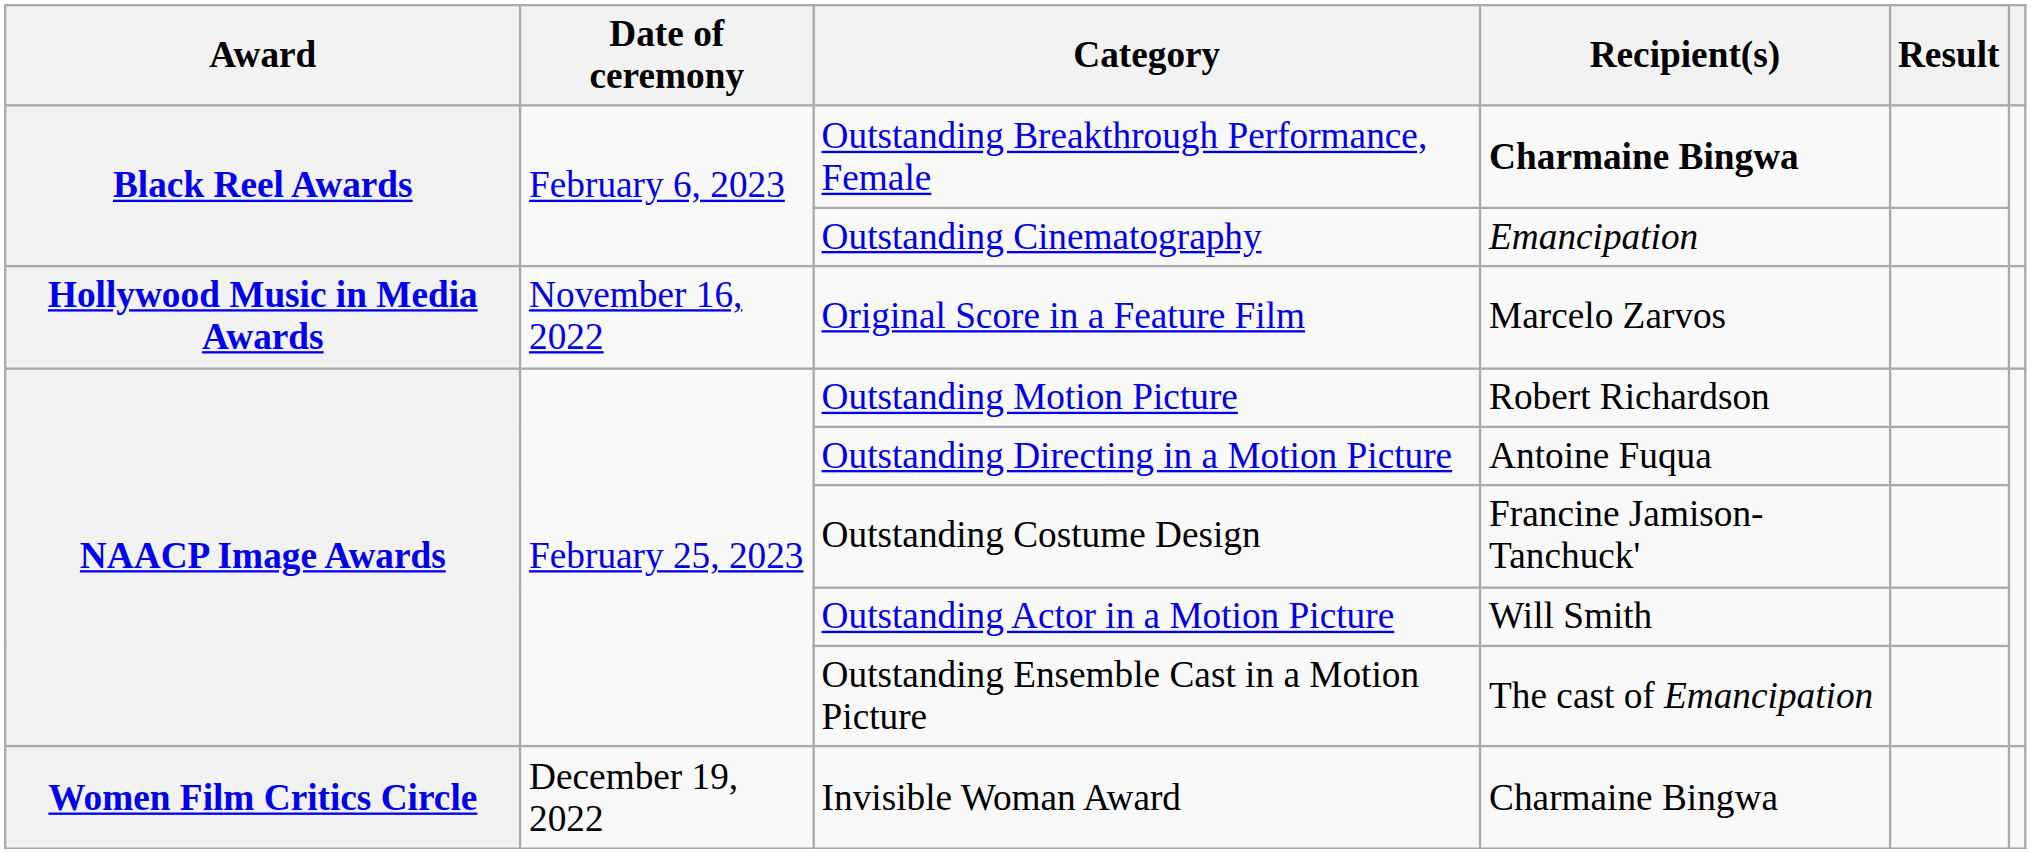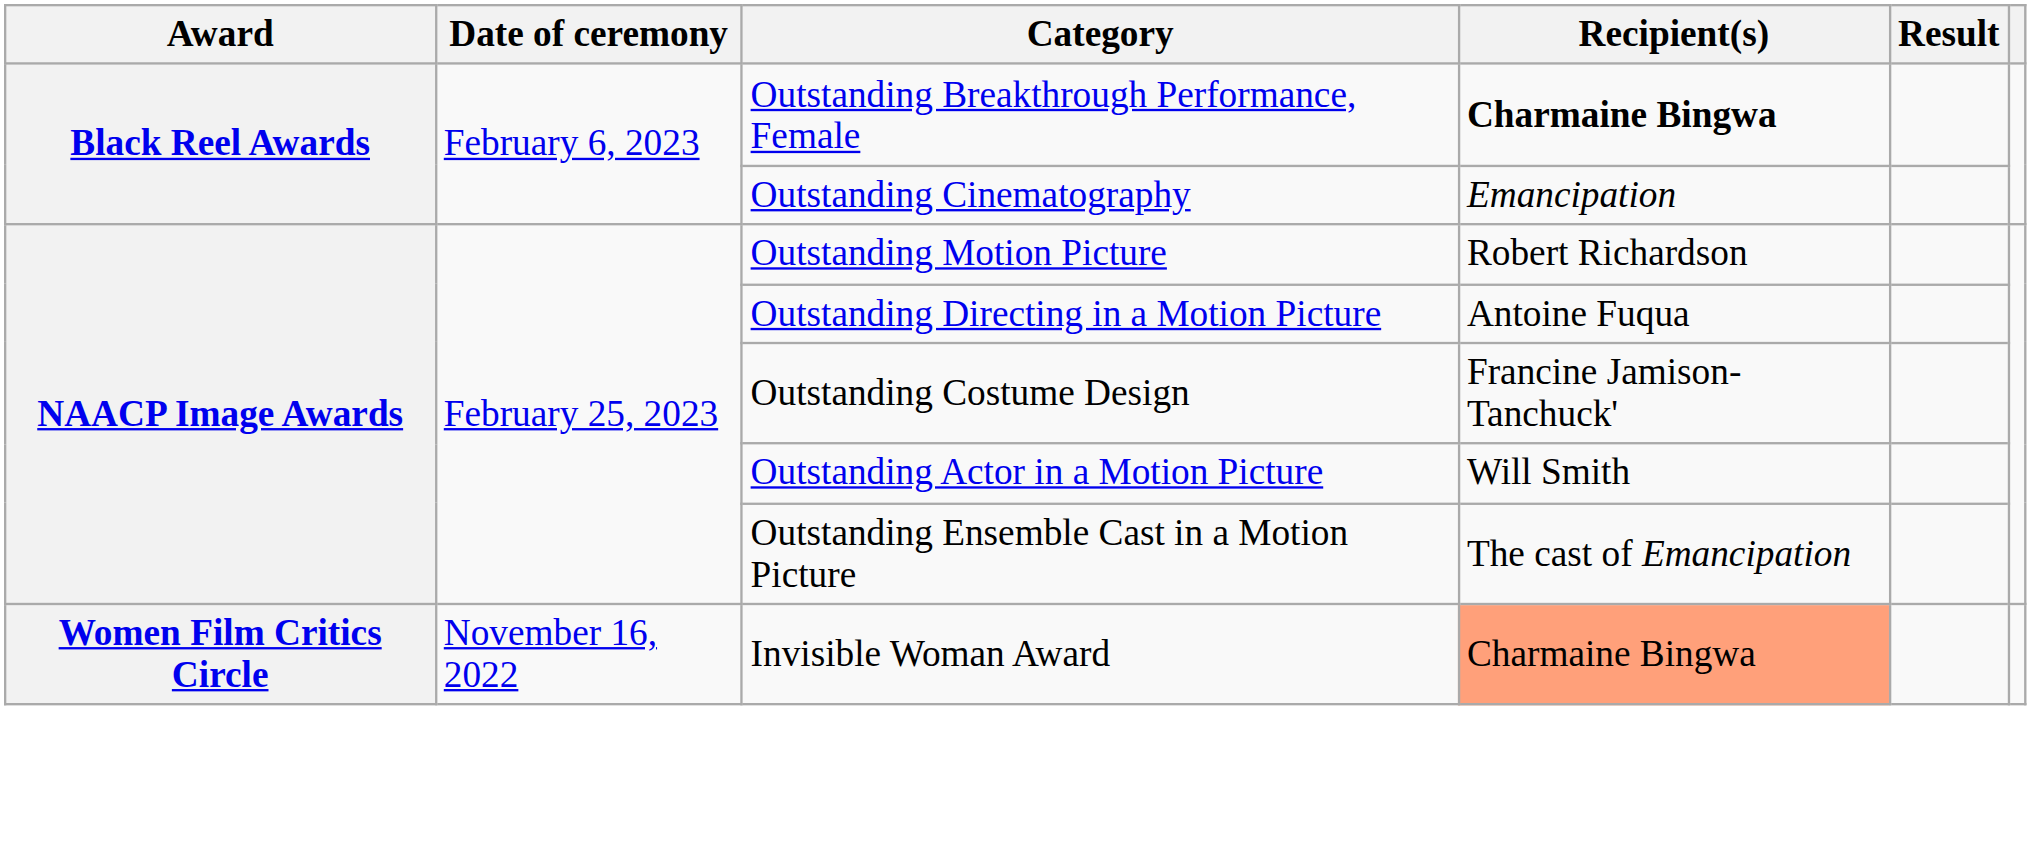- row: (1063, 316)
(634, 796) December 19, 2022 -> (550, 653) November 16, 2022
(1634, 796) no background -> (1611, 653) lightsalmon background
